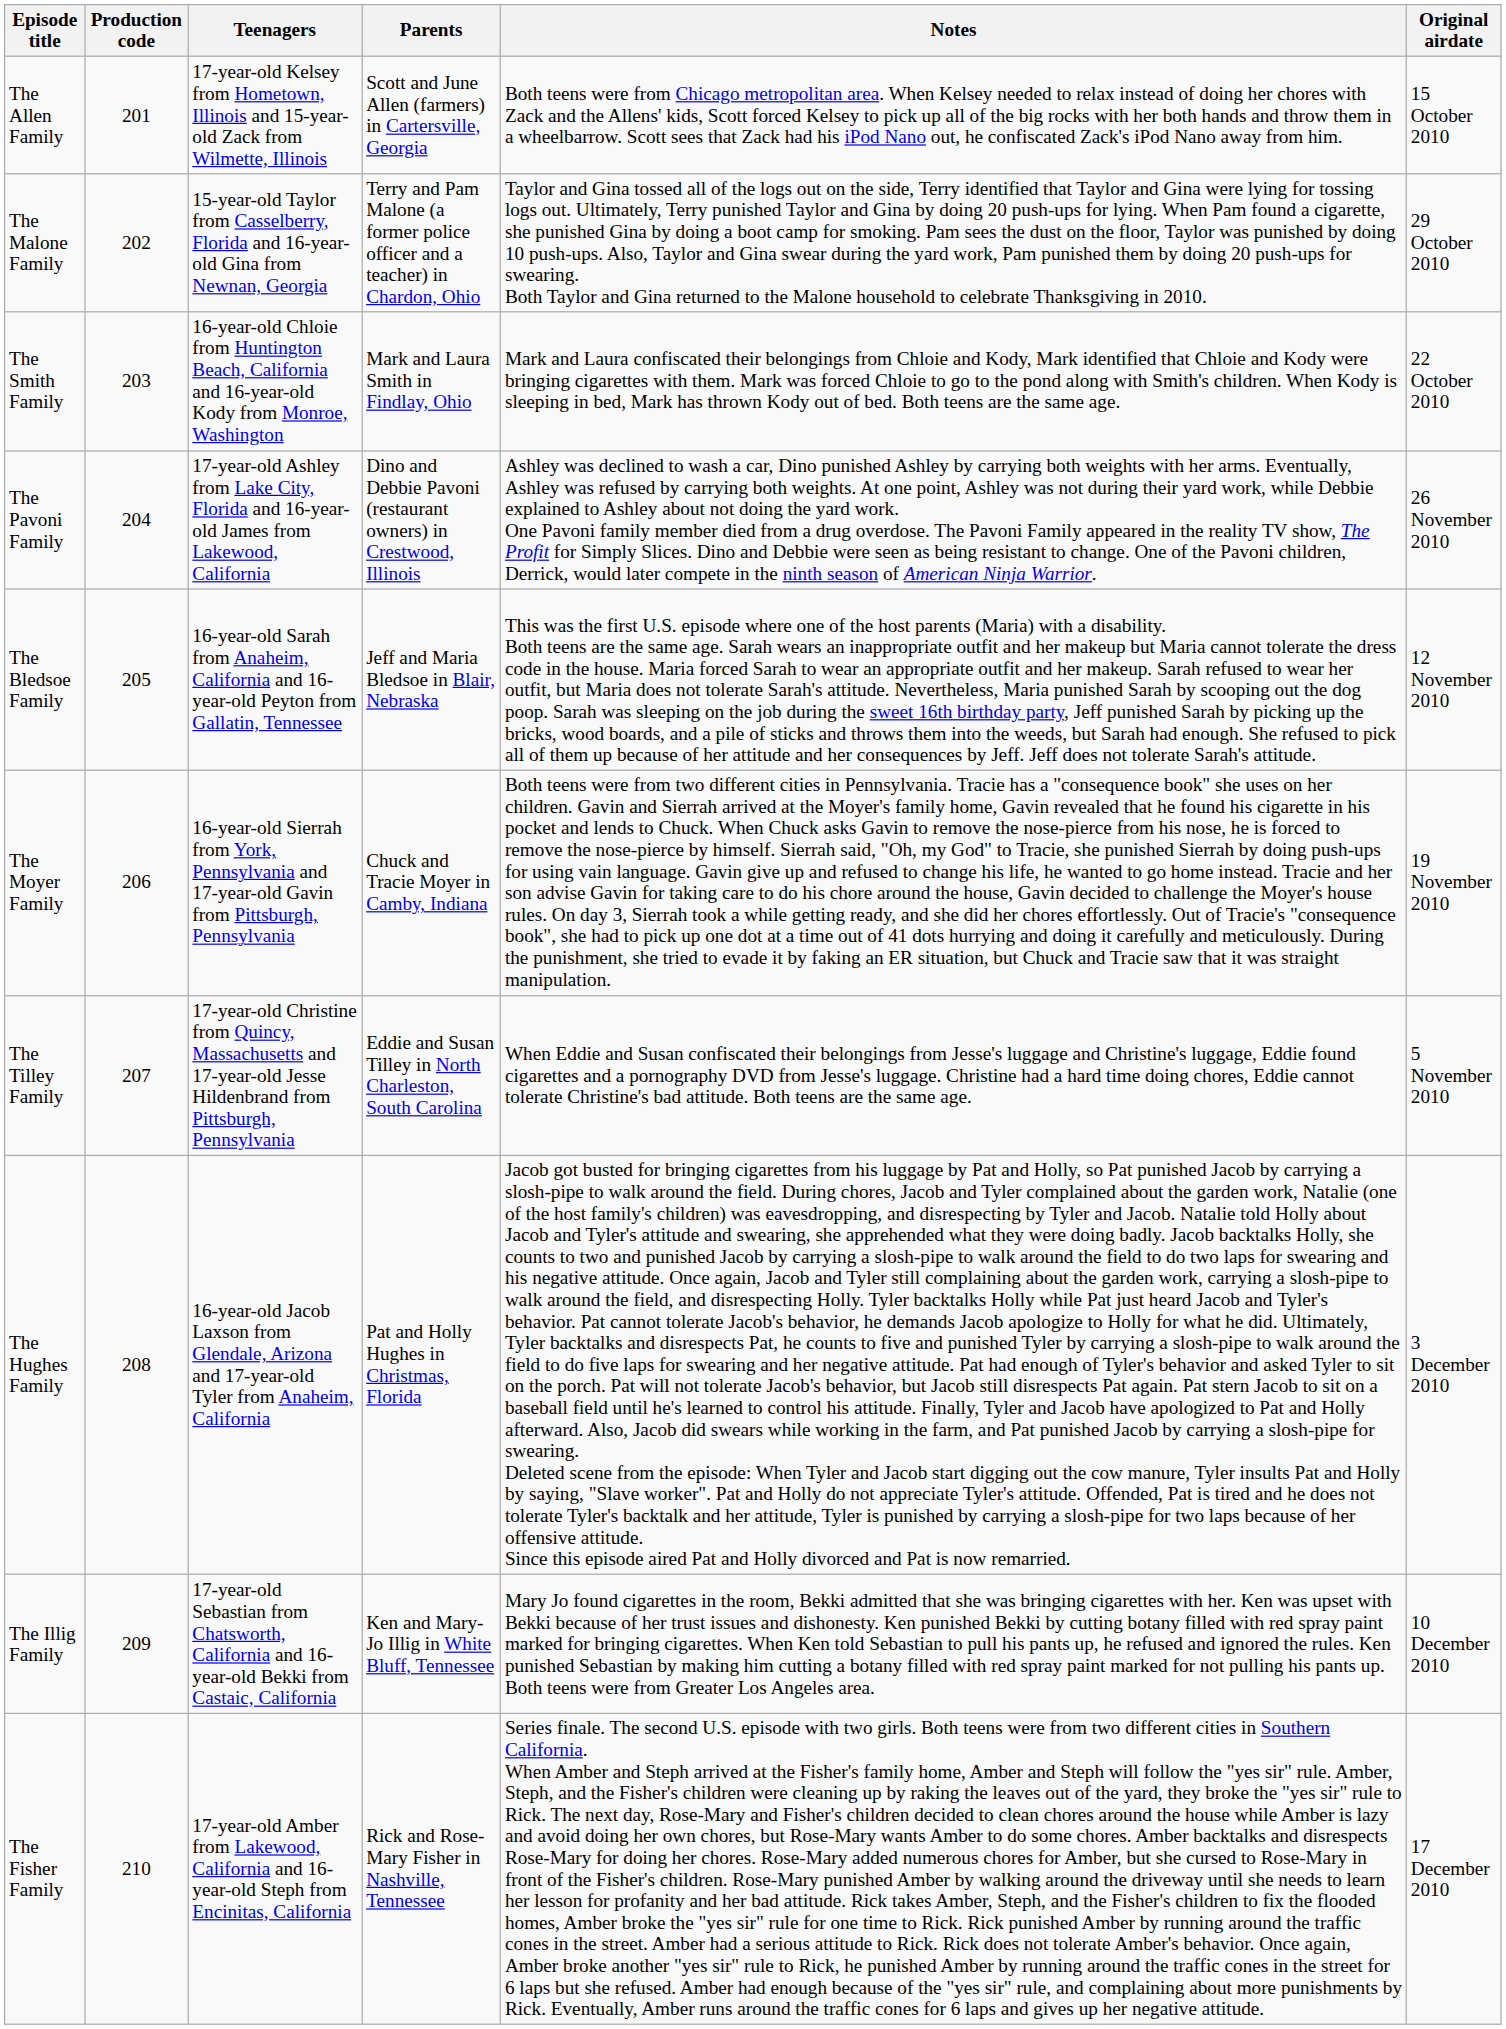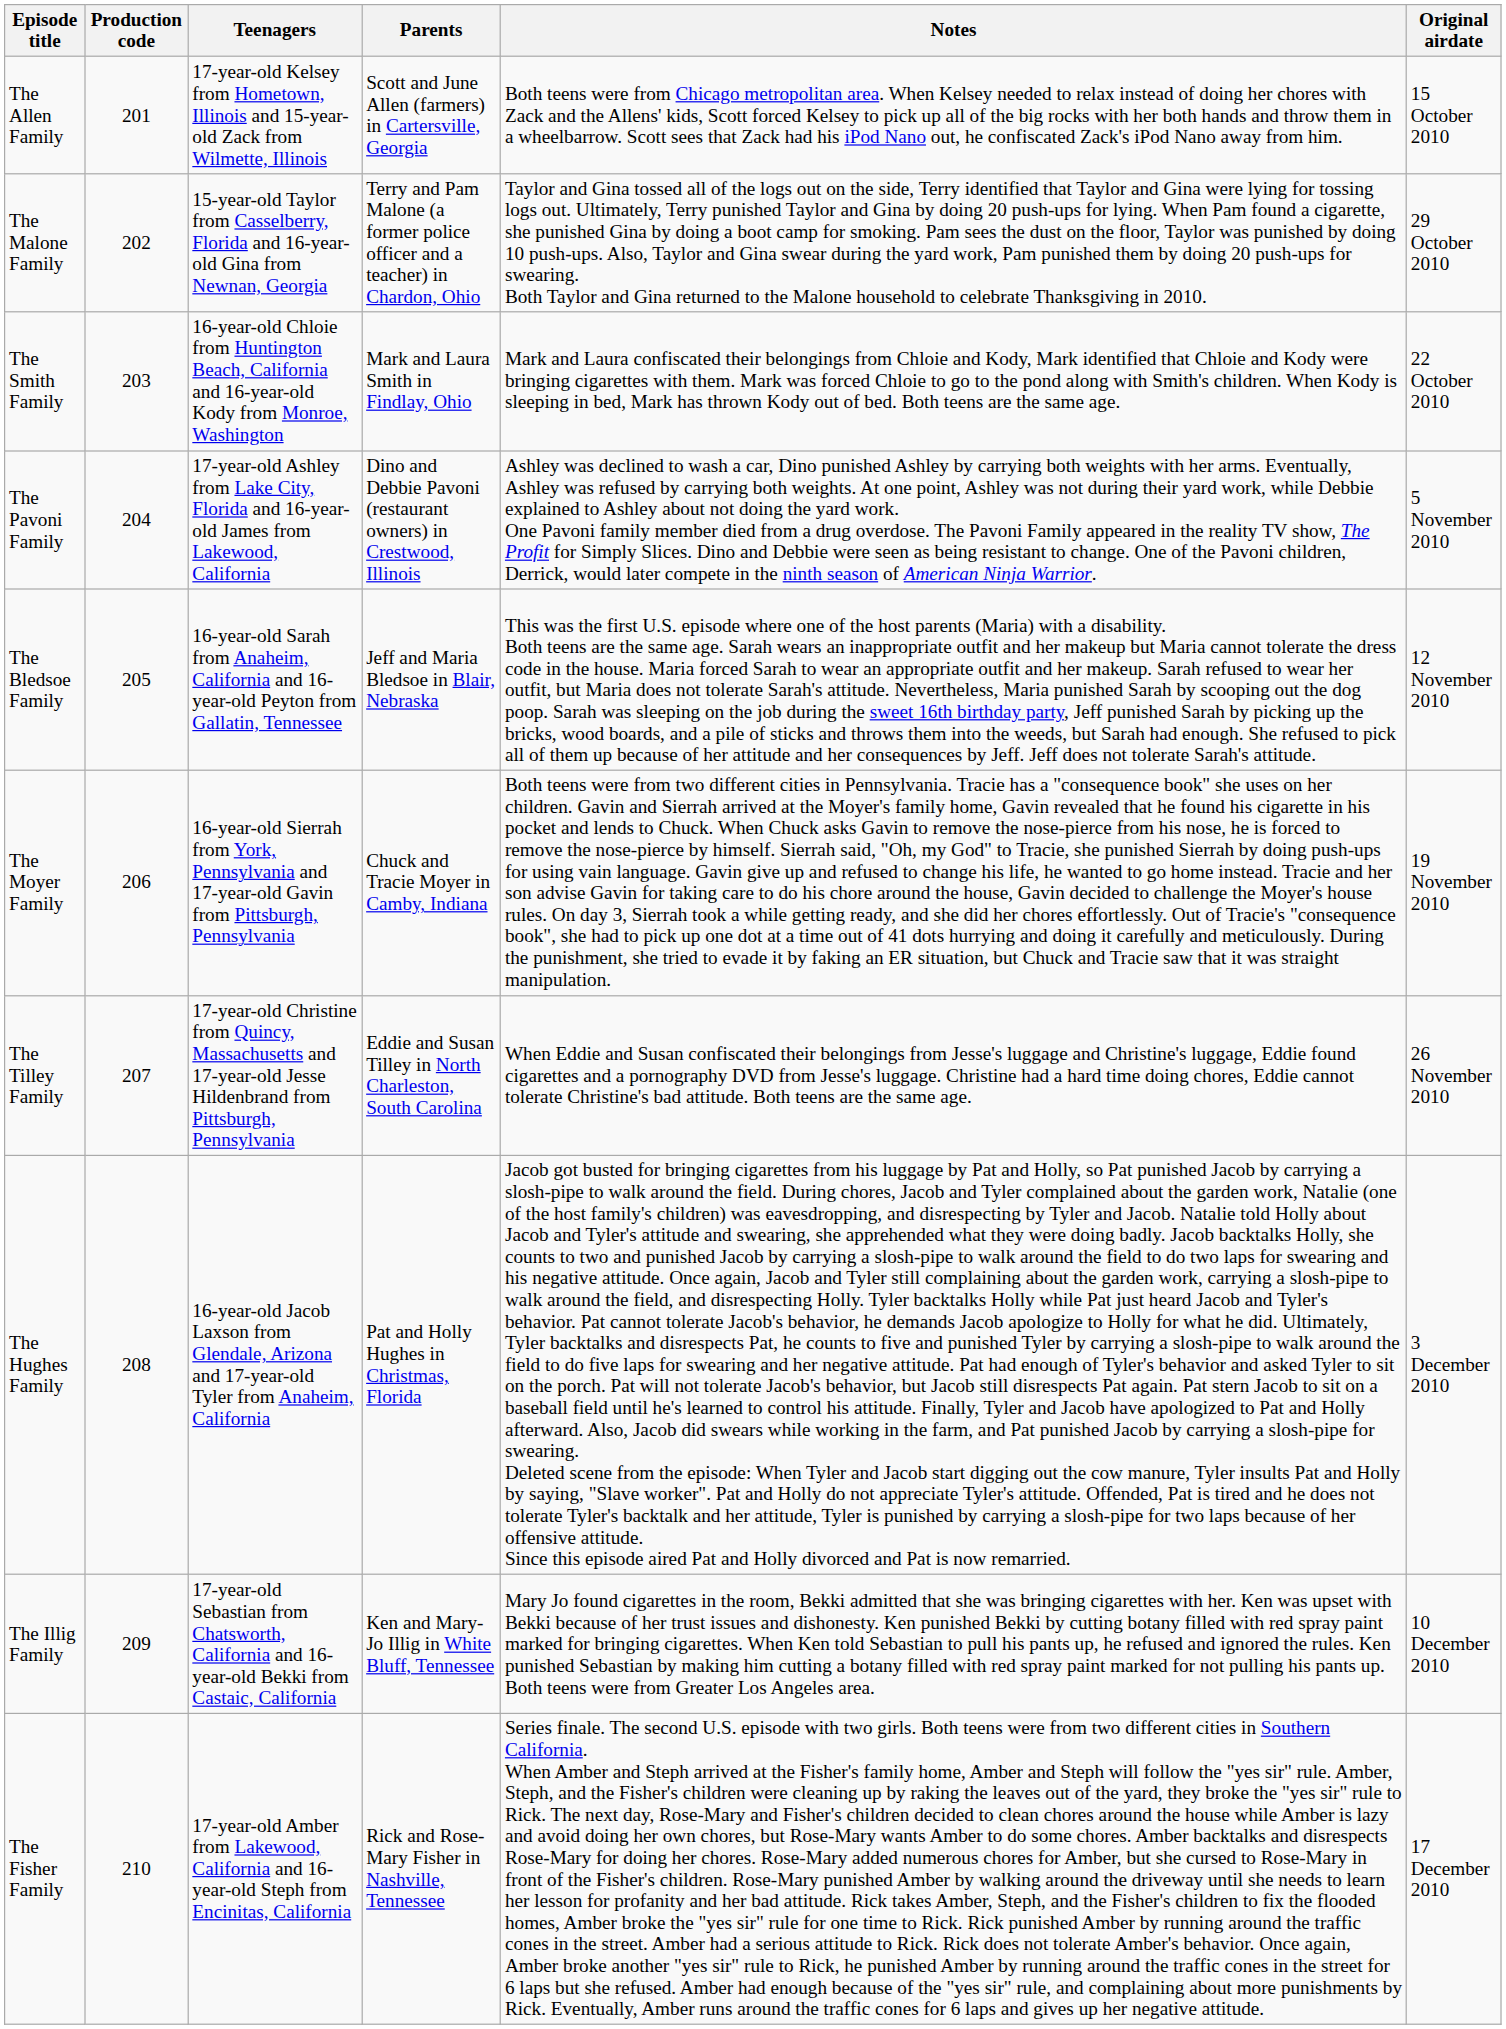(1451, 519) 26 November 2010 -> (1451, 519) 5 November 2010
(1451, 1075) 5 November 2010 -> (1451, 1075) 26 November 2010
